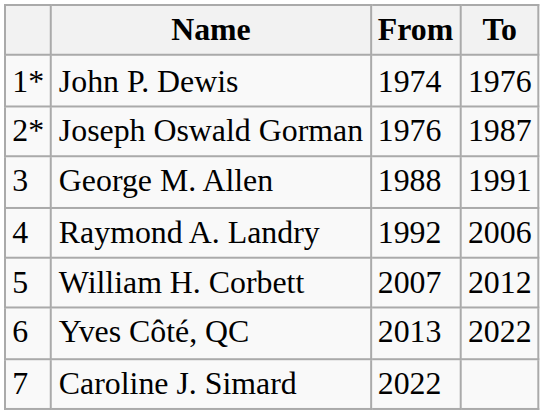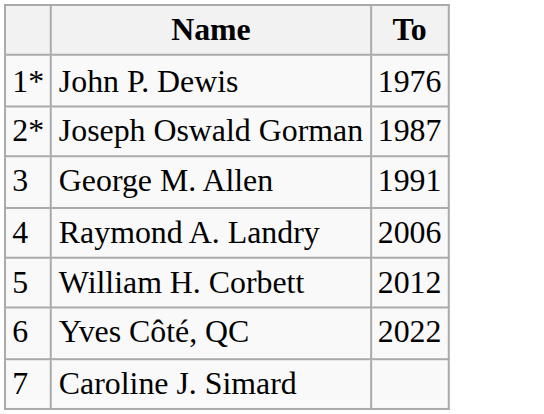- column: (415, 29)
